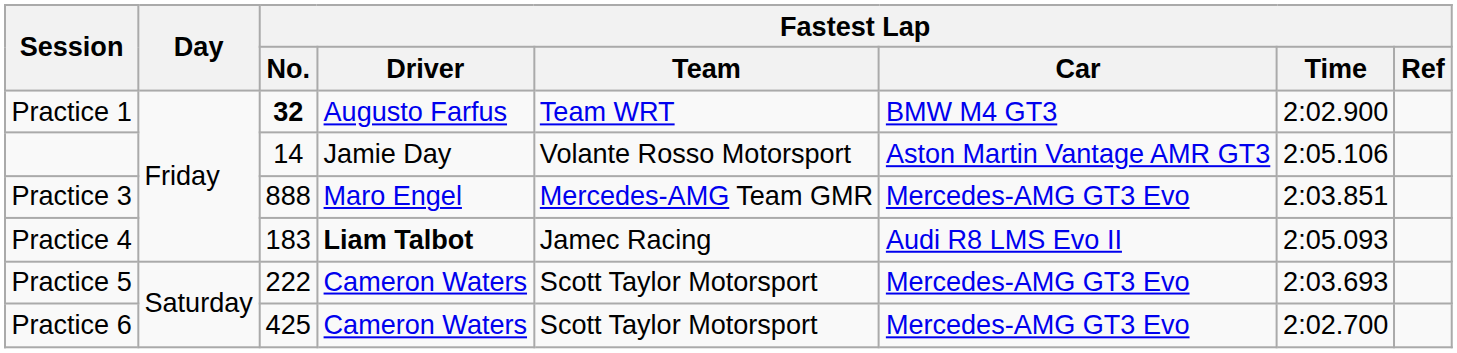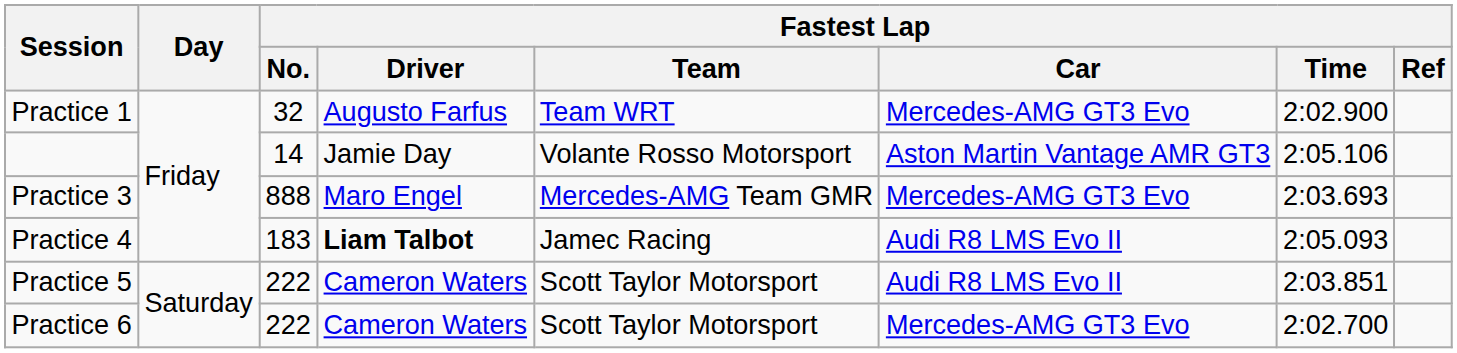(288, 111) bold -> (288, 111) normal
(972, 111) BMW M4 GT3 -> (1038, 111) Mercedes-AMG GT3 Evo
(1336, 197) 2:03.851 -> (1336, 197) 2:03.693
(1038, 282) Mercedes-AMG GT3 Evo -> (1004, 282) Audi R8 LMS Evo II
(1336, 282) 2:03.693 -> (1336, 282) 2:03.851
(288, 325) 425 -> (288, 325) 222
